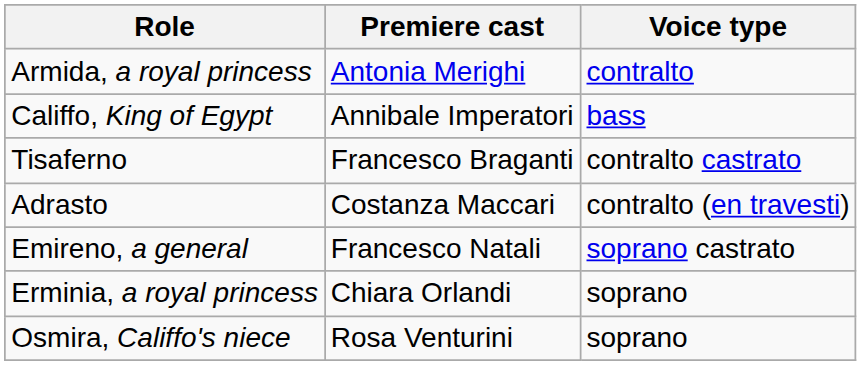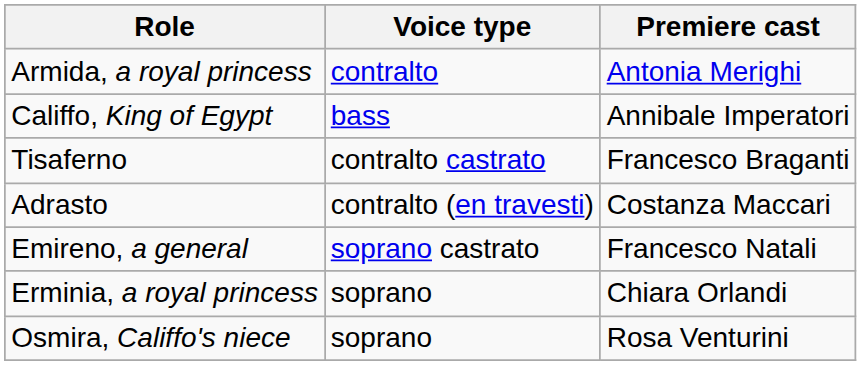columns swapped: (718, 26) <-> (452, 26)
